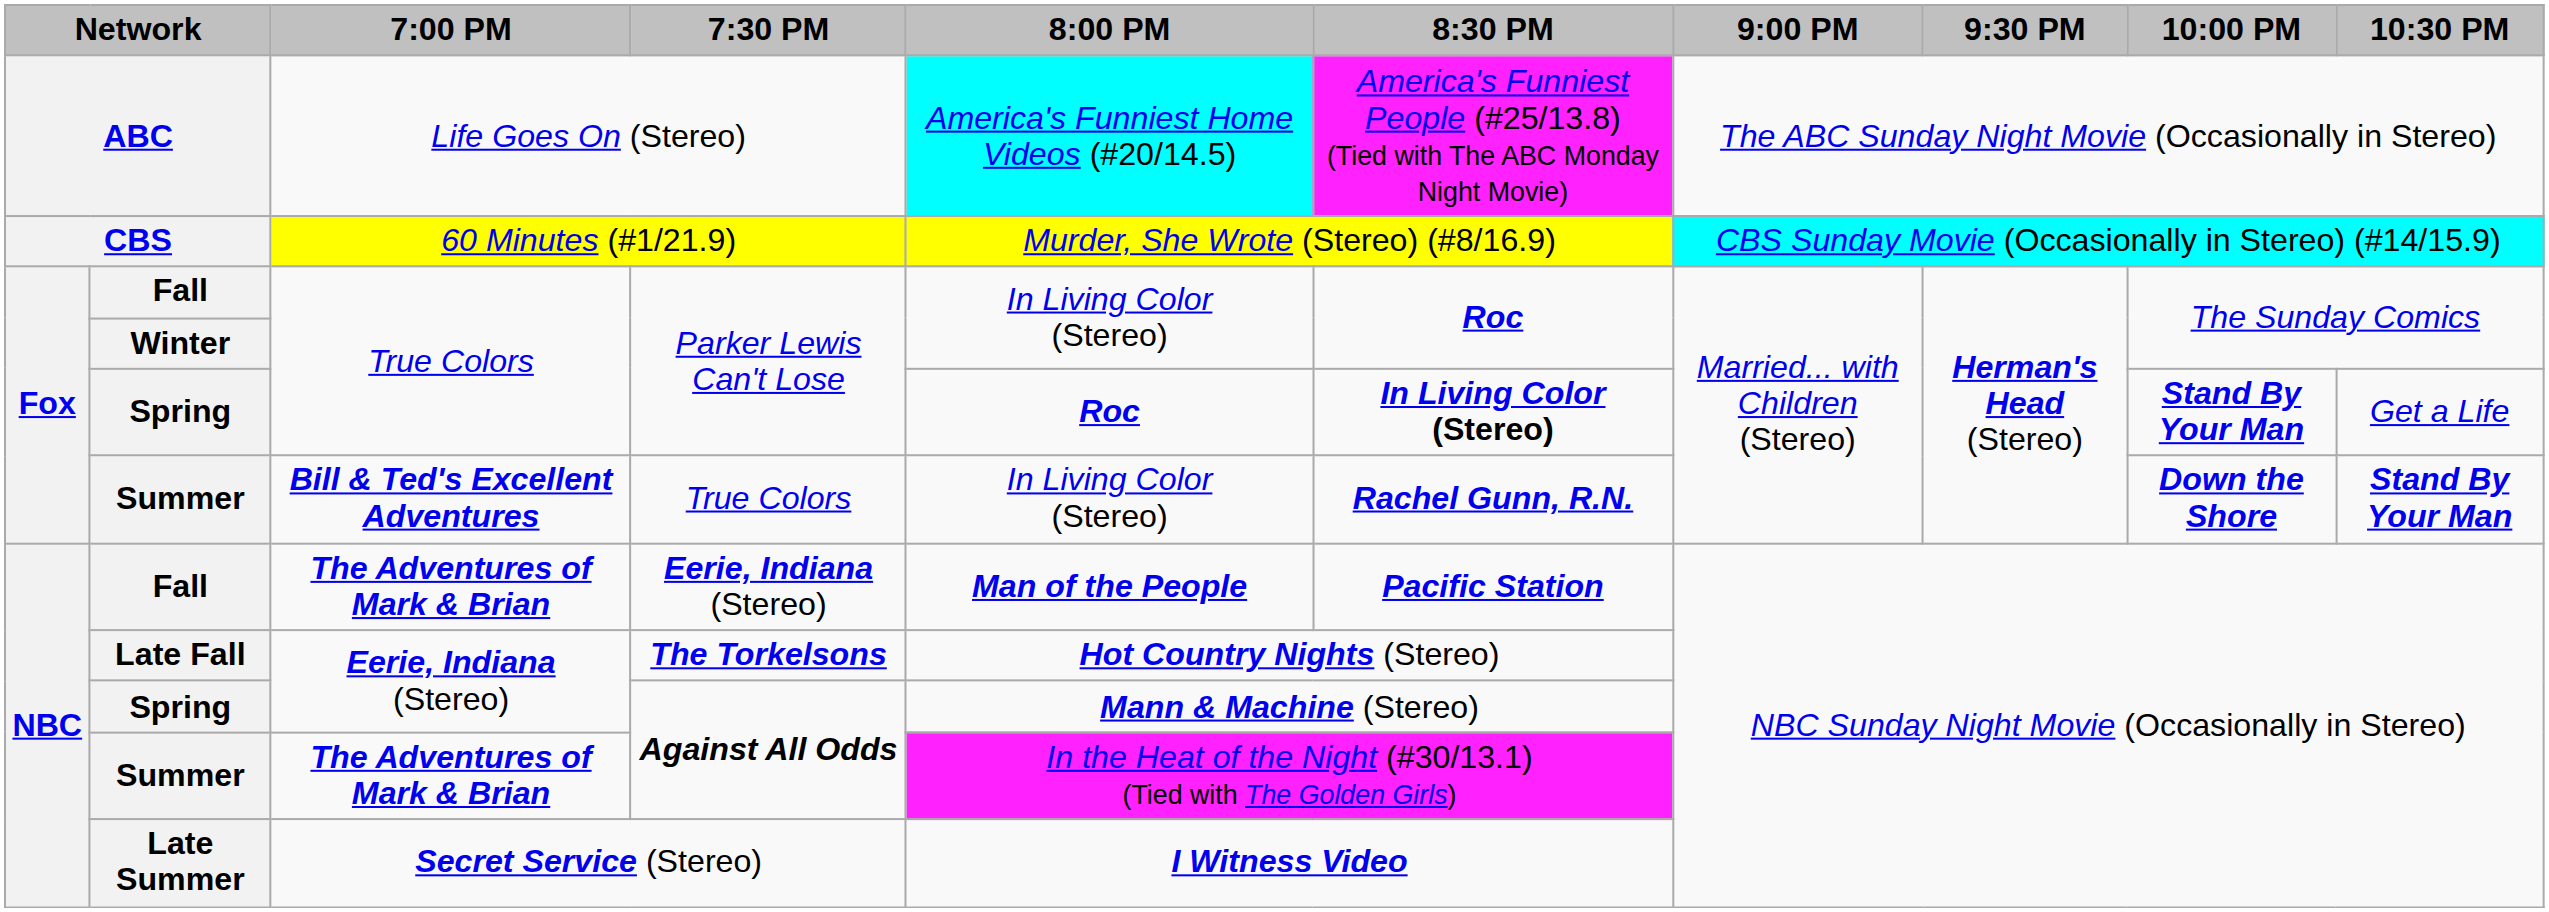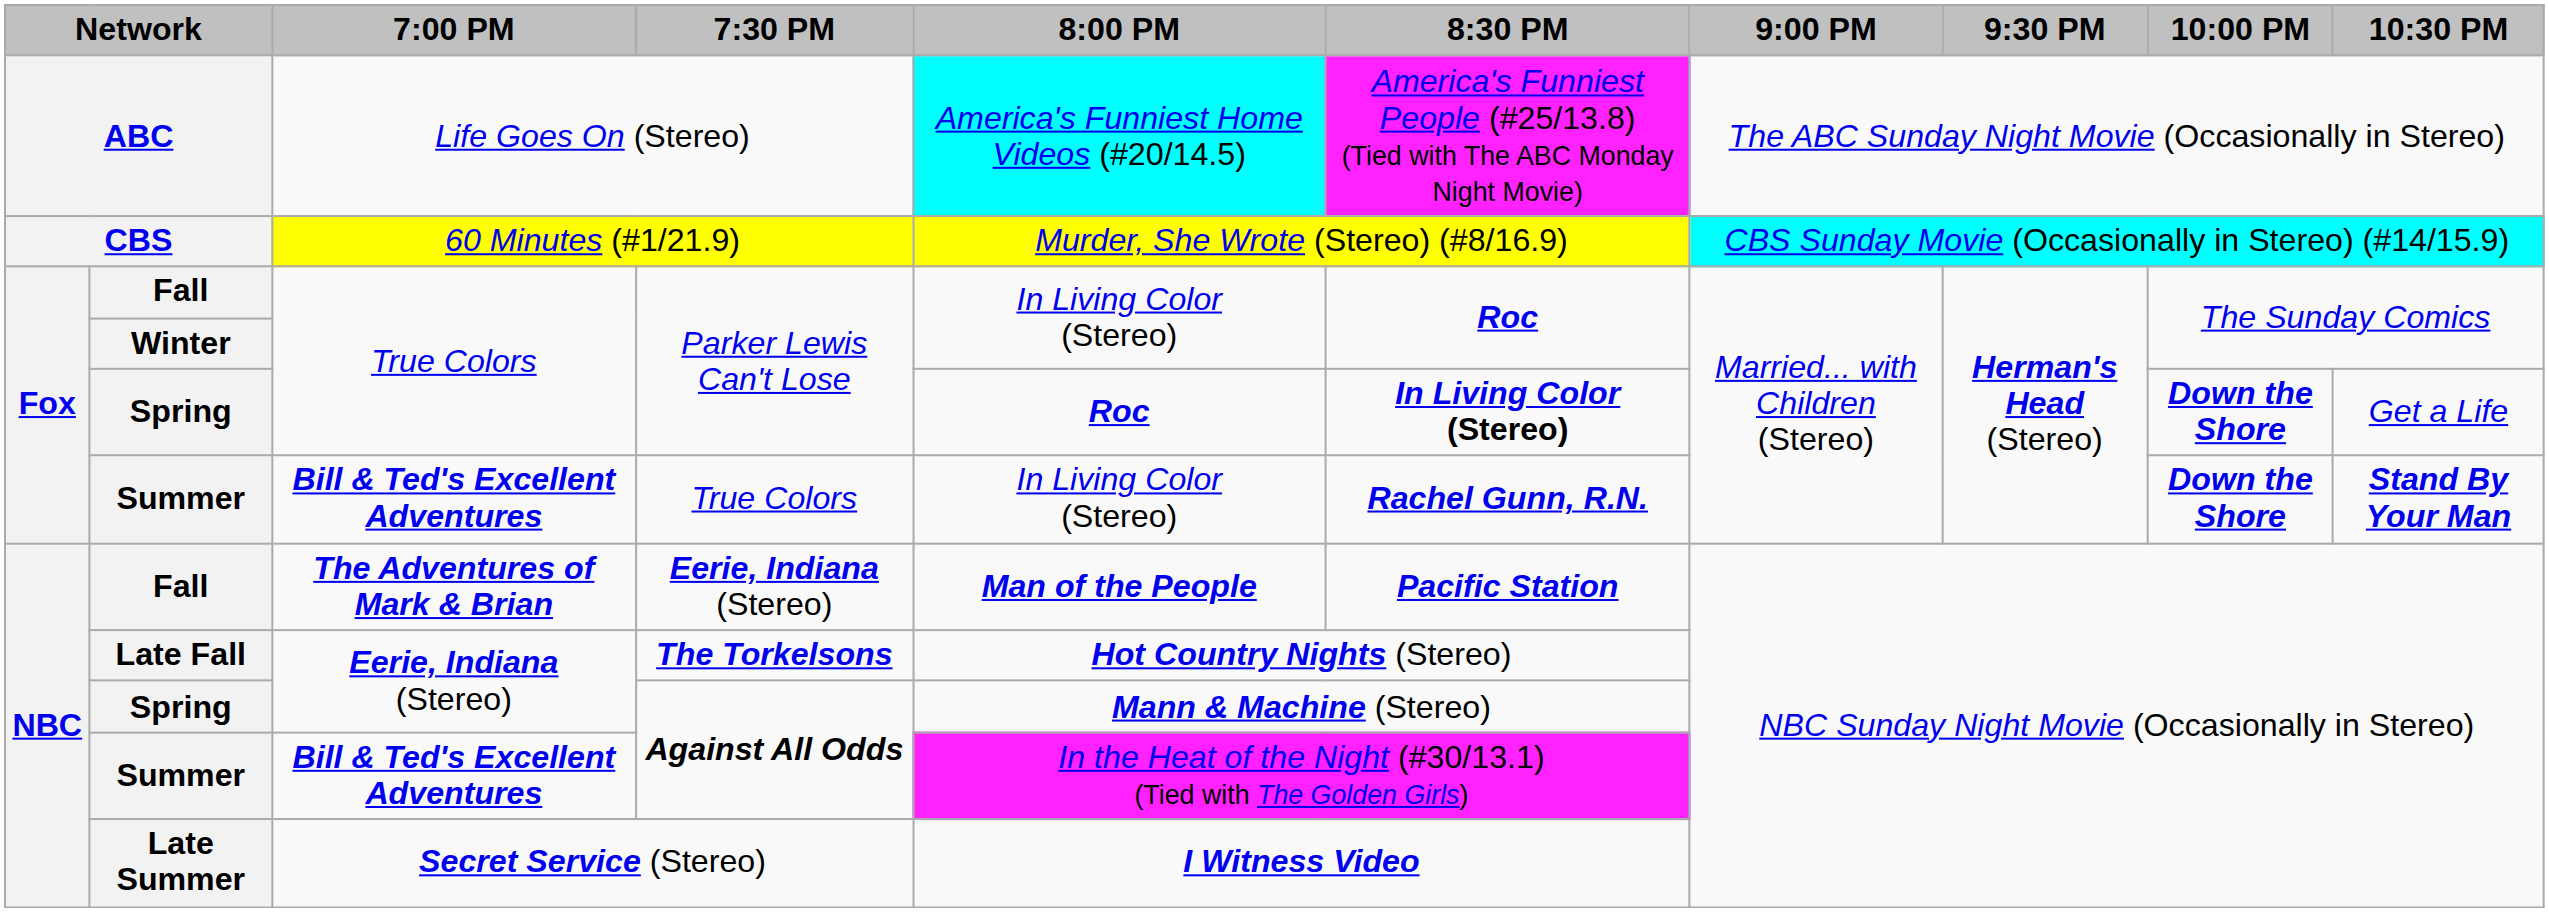(2231, 411) Stand By Your Man -> (2240, 411) Down the Shore
(451, 775) The Adventures of Mark & Brian -> (454, 775) Bill & Ted's Excellent Adventures
